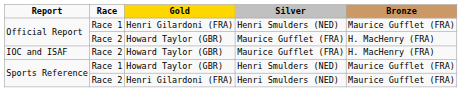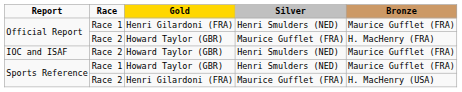(291, 53) Maurice Gufflet (FRA) -> (288, 53) Henri Smulders (NED)
(391, 53) H. MacHenry (FRA) -> (401, 53) Maurice Gufflet (FRA)
(288, 80) Henri Smulders (NED) -> (291, 80) Maurice Gufflet (FRA)
(401, 80) Maurice Gufflet (FRA) -> (391, 80) H. MacHenry (USA)
